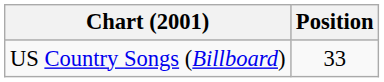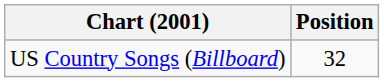(335, 58) 33 -> (335, 58) 32
